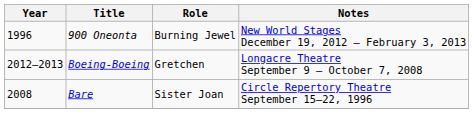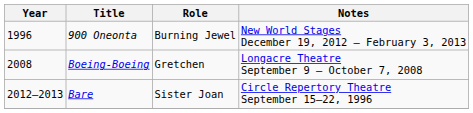(35, 65) 2012–2013 -> (19, 65) 2008
(19, 94) 2008 -> (35, 94) 2012–2013
